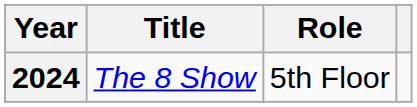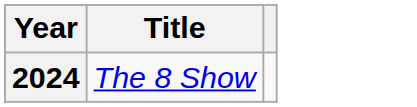- column: (330, 28)
